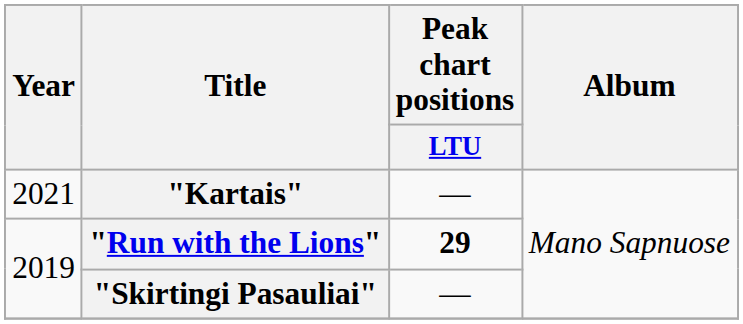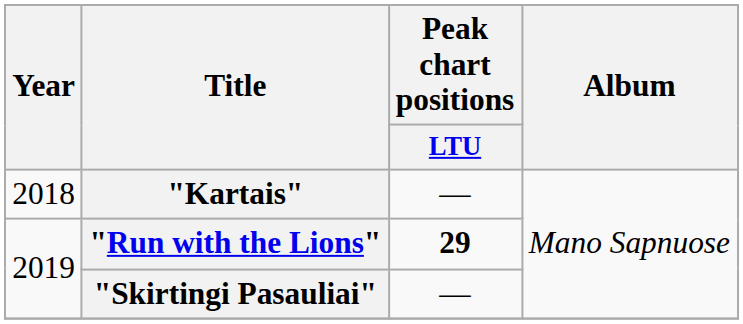(44, 193) 2021 -> (44, 193) 2018
